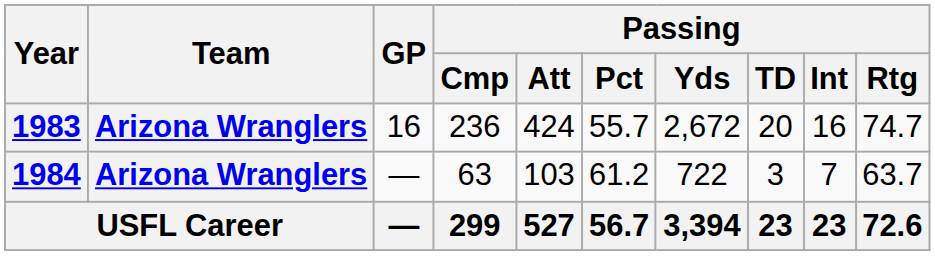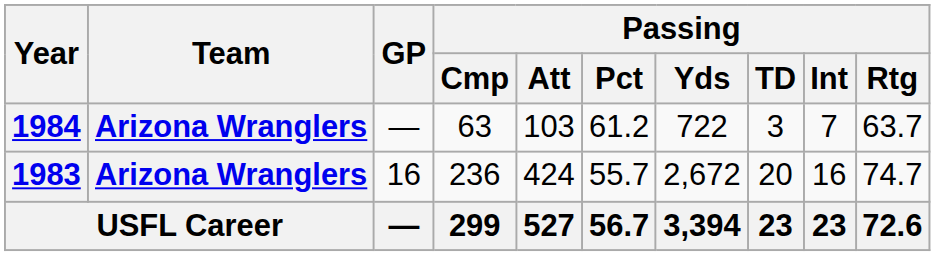rows swapped: (46, 126) <-> (46, 175)
